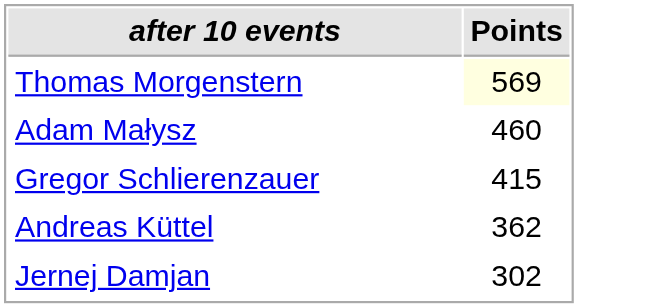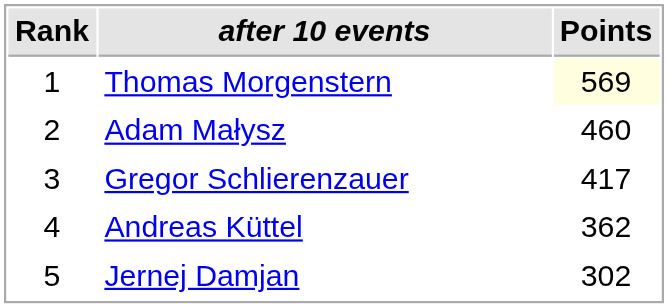+ column: (52, 32)
(517, 179) 415 -> (606, 179) 417
